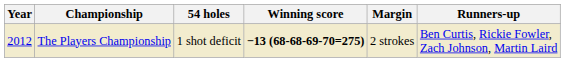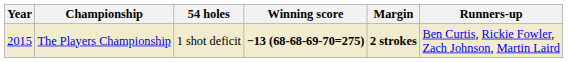(20, 40) 2012 -> (20, 40) 2015
(392, 40) normal -> (393, 40) bold
